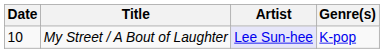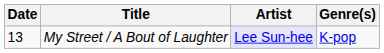(15, 37) 10 -> (15, 37) 13
